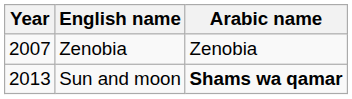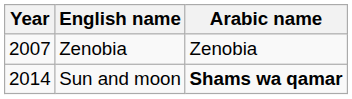(30, 78) 2013 -> (30, 78) 2014
